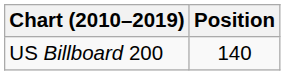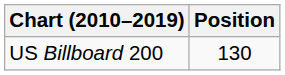(235, 53) 140 -> (235, 53) 130
